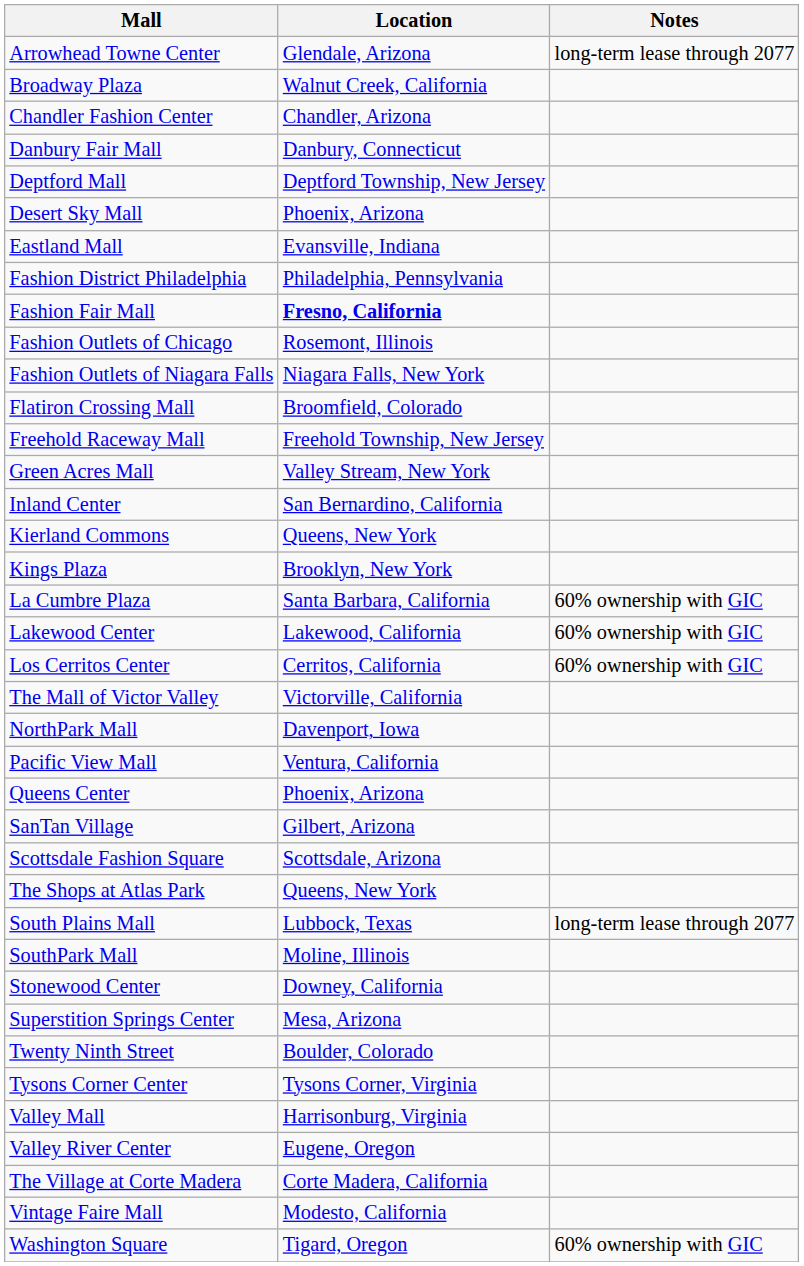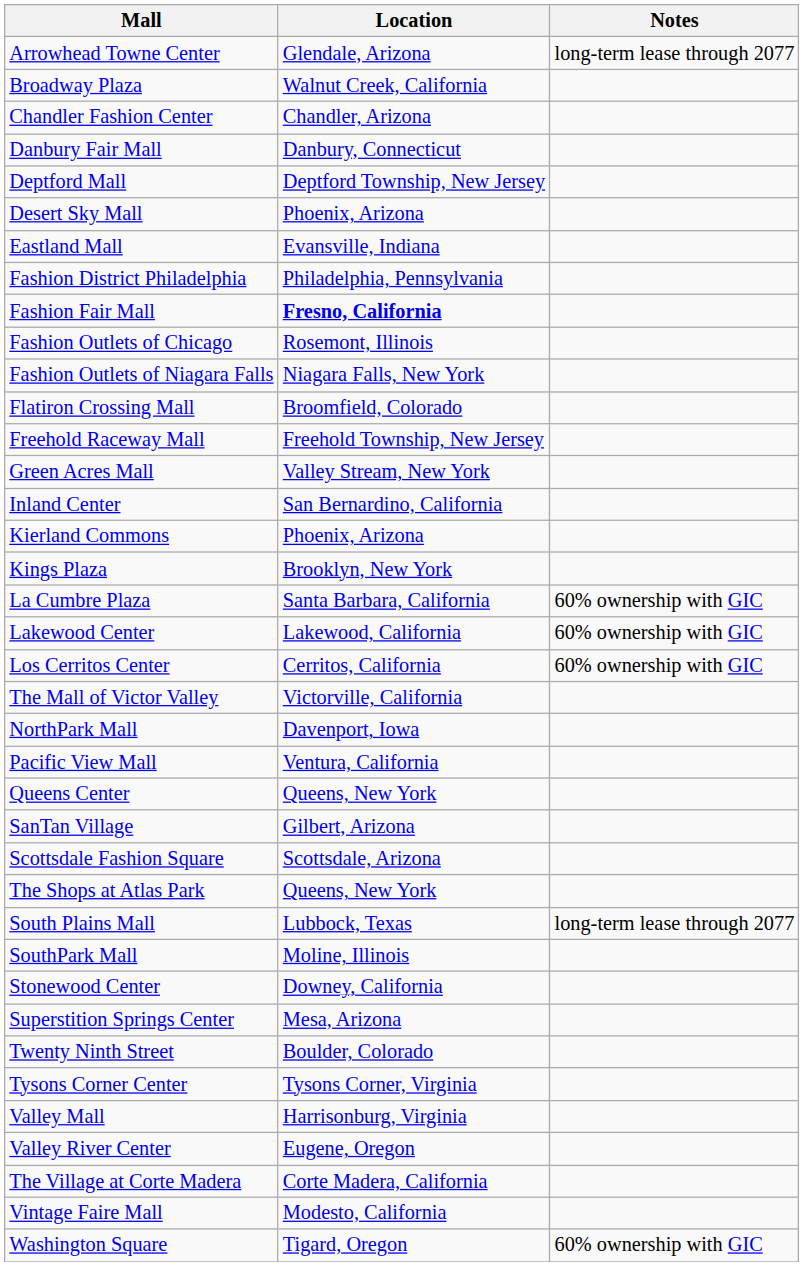(360, 536) Queens, New York -> (353, 536) Phoenix, Arizona
(353, 794) Phoenix, Arizona -> (360, 794) Queens, New York
